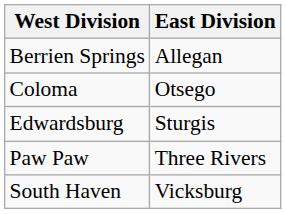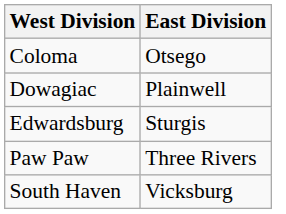- row: (77, 55)
+ row: (53, 89)
